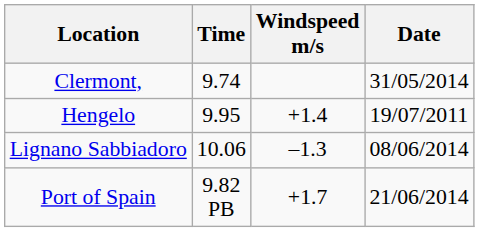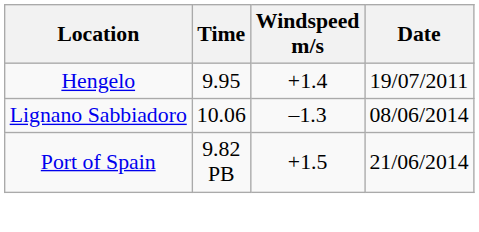- row: (98, 80)
(308, 196) +1.7 -> (308, 162) +1.5
